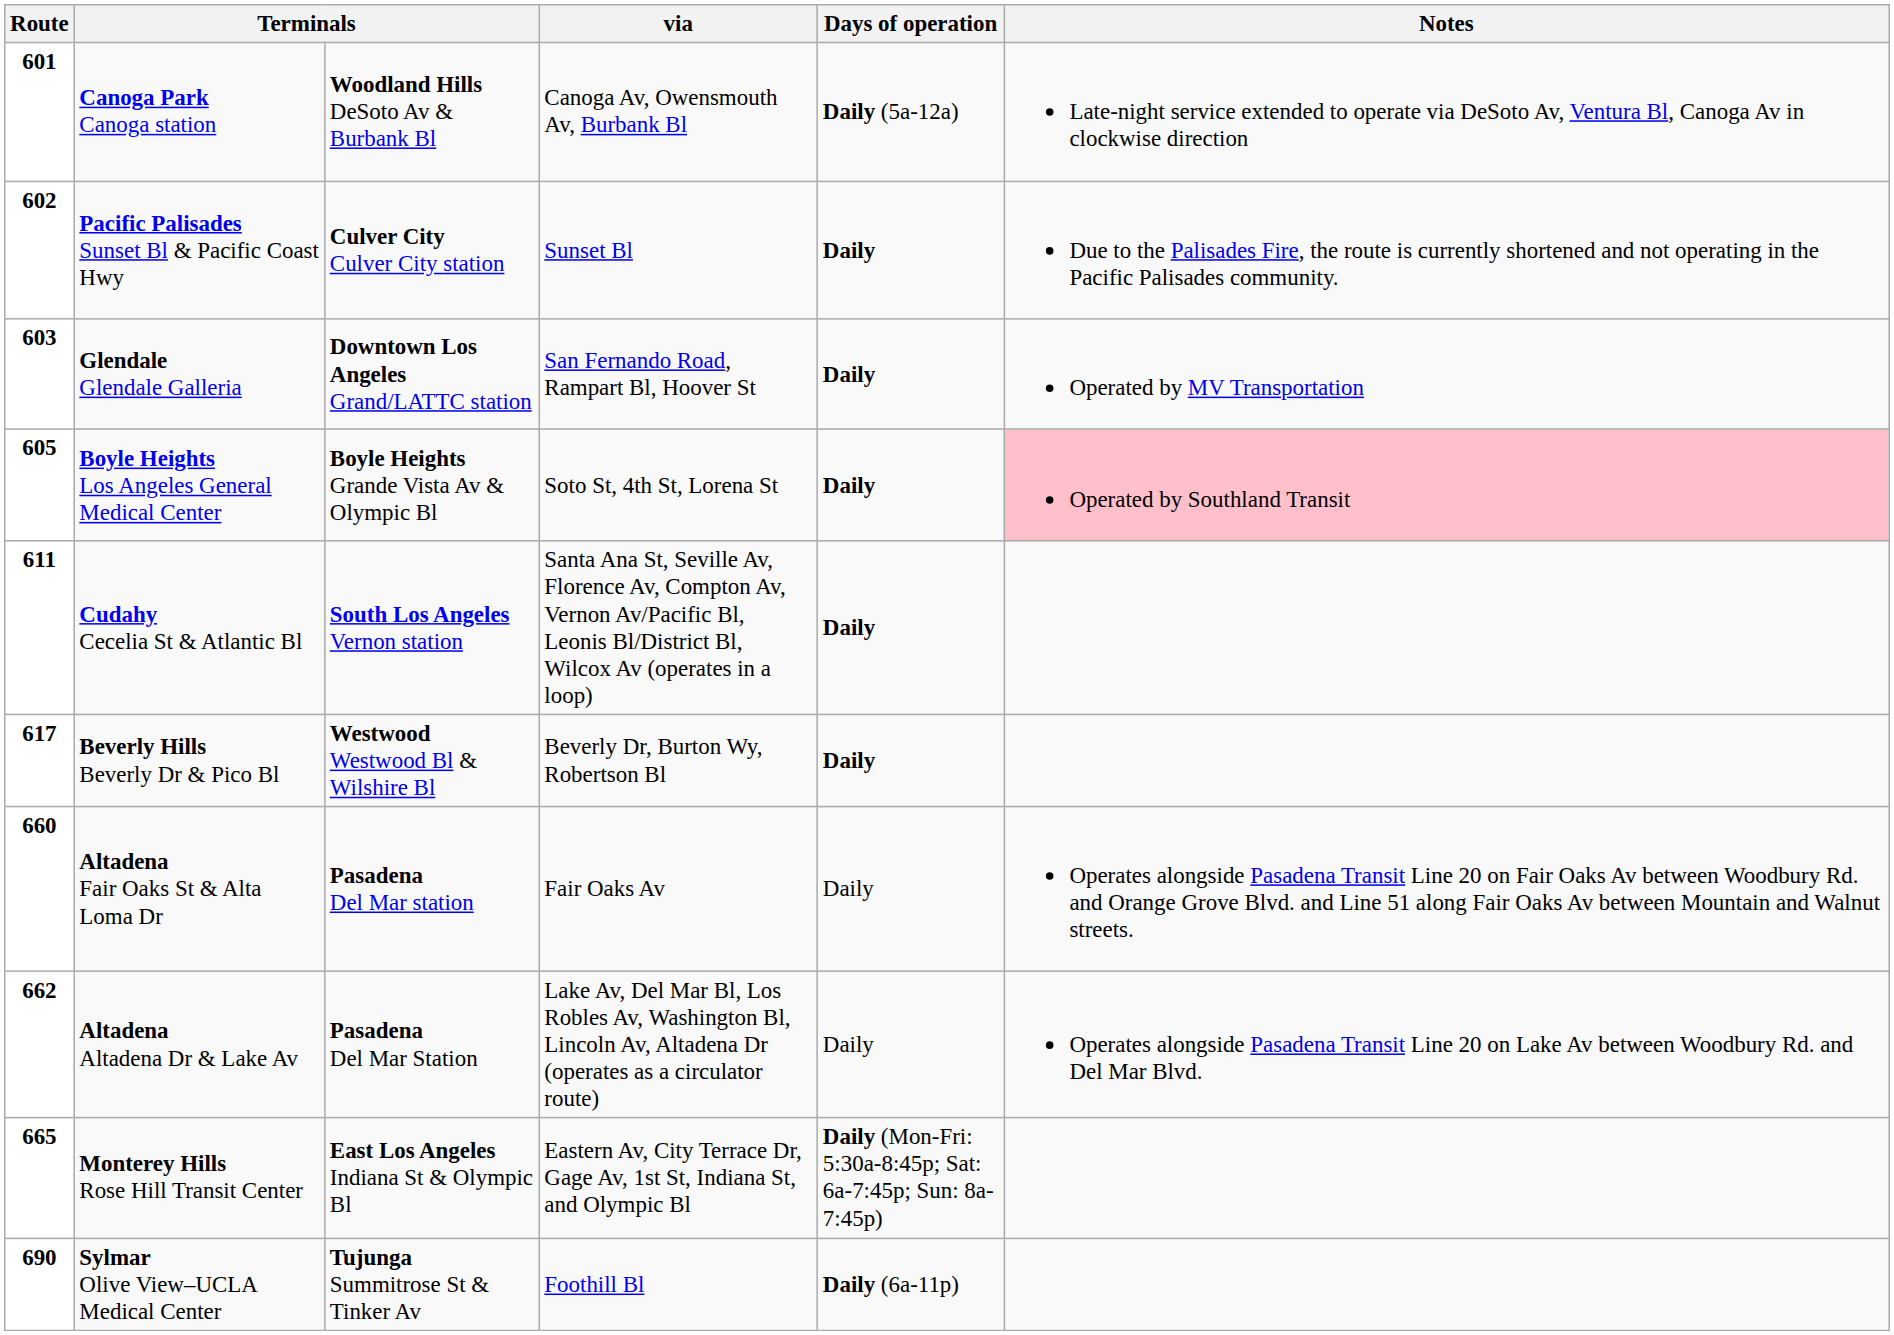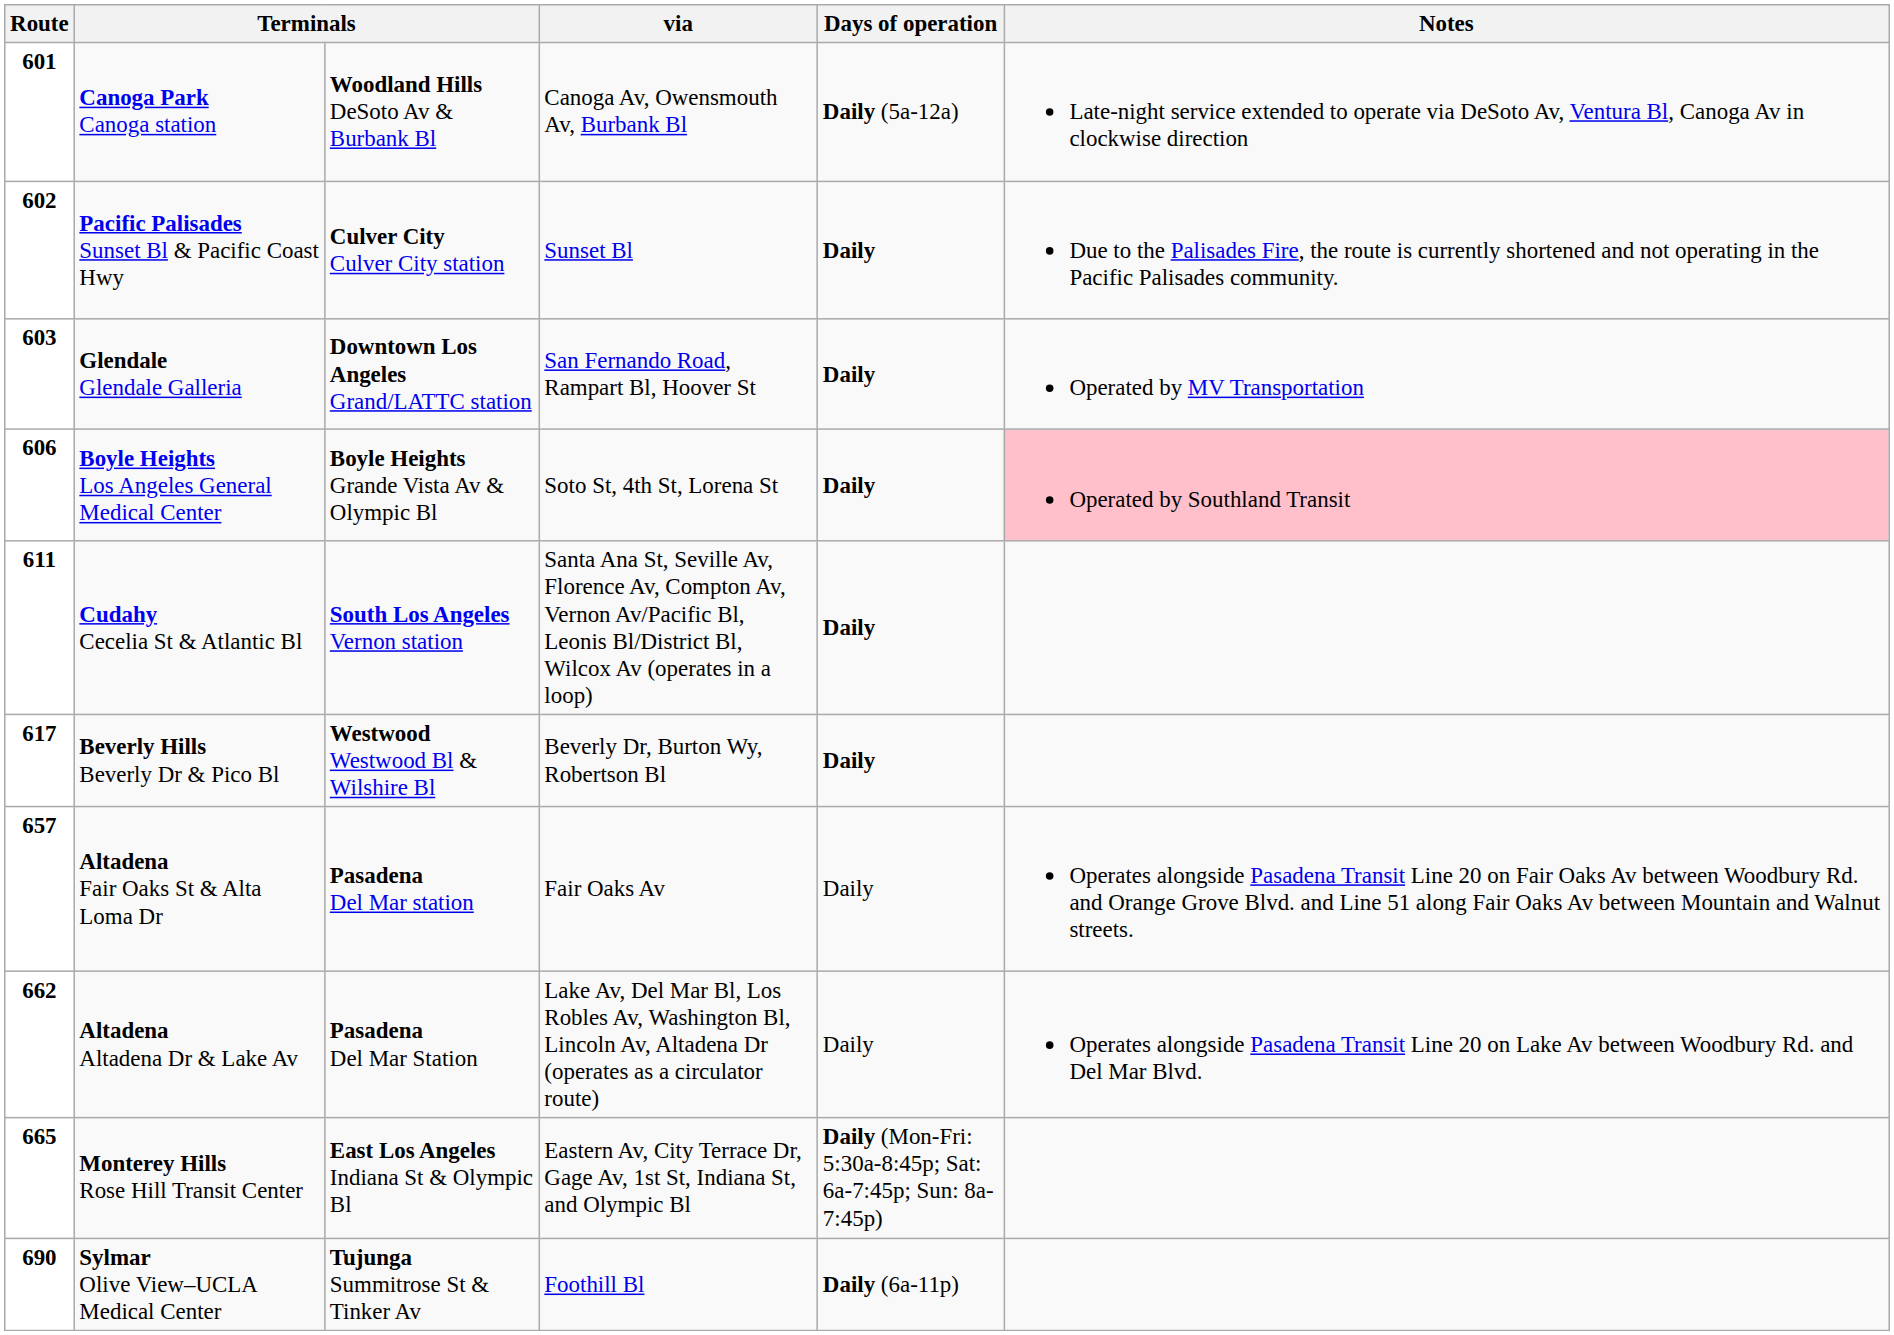(39, 449) 605 -> (39, 449) 606
(39, 826) 660 -> (39, 826) 657
